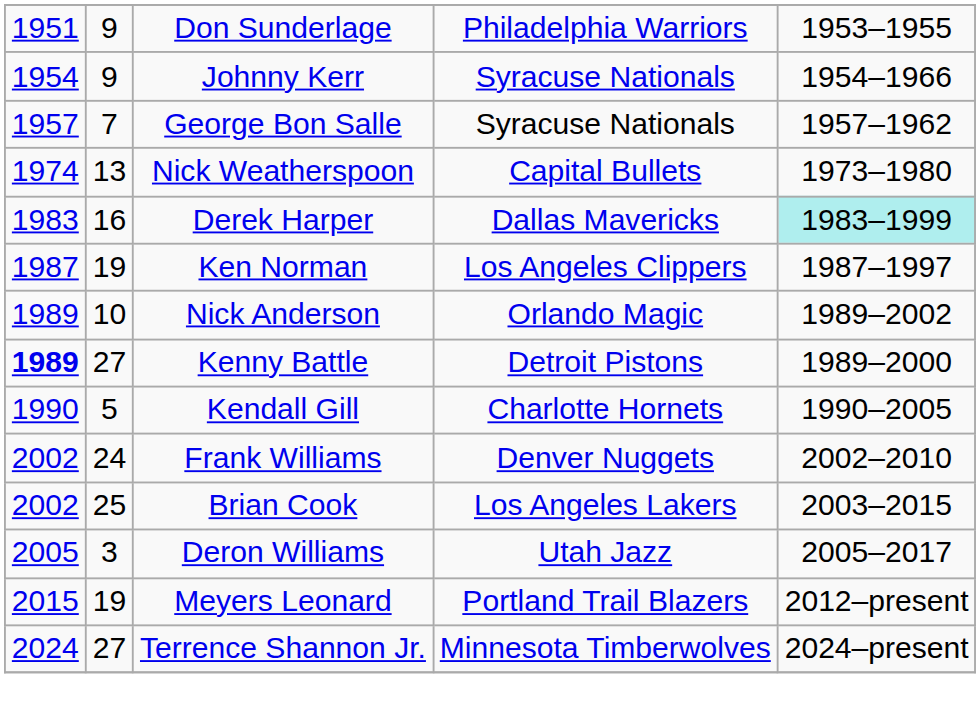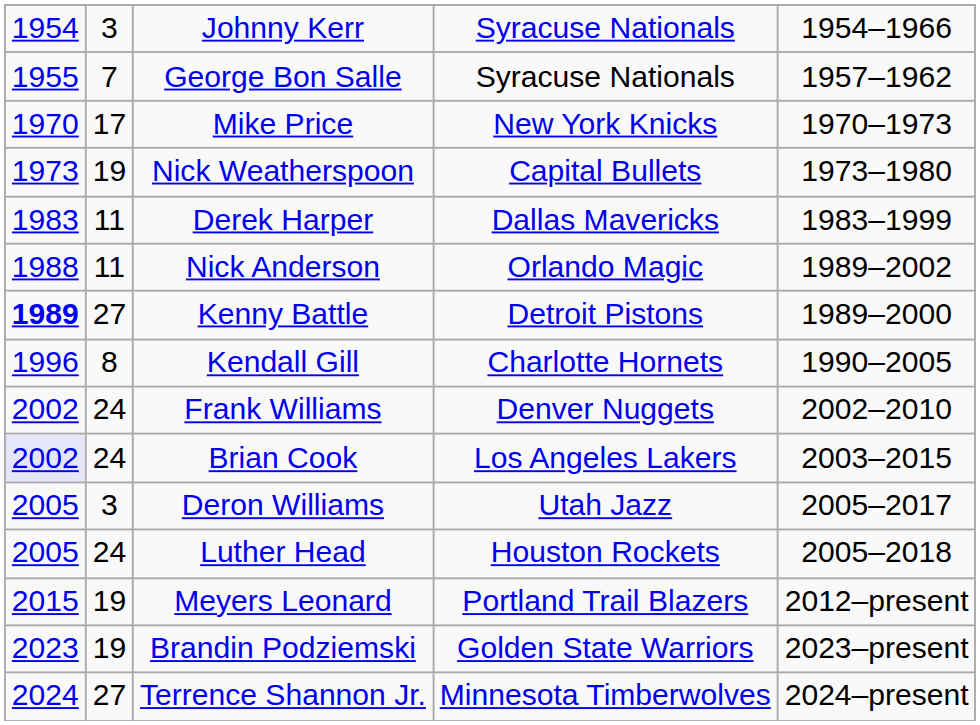- row: (283, 28)
(109, 76) 9 -> (109, 28) 3
(45, 123) 1957 -> (45, 76) 1955
+ row: (283, 123)
(45, 171) 1974 -> (45, 171) 1973
(109, 171) 13 -> (109, 171) 19
(109, 219) 16 -> (109, 219) 11
(877, 219) paleturquoise background -> (877, 219) no background
- row: (283, 266)
(45, 314) 1989 -> (45, 266) 1988
(109, 314) 10 -> (109, 266) 11
(45, 409) 1990 -> (45, 362) 1996
(109, 409) 5 -> (109, 362) 8
(45, 505) no background -> (45, 457) lavender background
(109, 505) 25 -> (109, 457) 24
+ row: (283, 553)
+ row: (283, 648)
